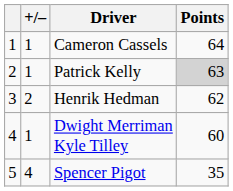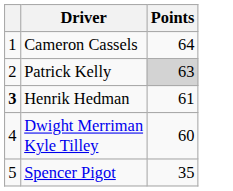- column: (35, 18)
(12, 99) normal -> (12, 99) bold
(216, 99) 62 -> (186, 99) 61
